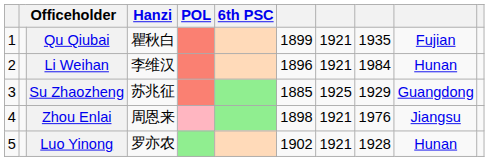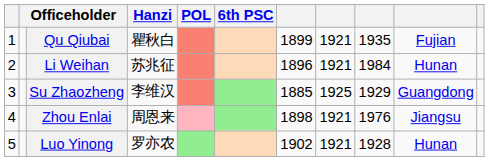(153, 65) 李维汉 -> (153, 65) 苏兆征
(153, 91) 苏兆征 -> (153, 91) 李维汉
